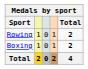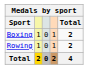rows swapped: (20, 46) <-> (20, 34)
